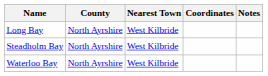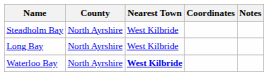rows swapped: (25, 29) <-> (35, 46)
(153, 63) normal -> (155, 63) bold
